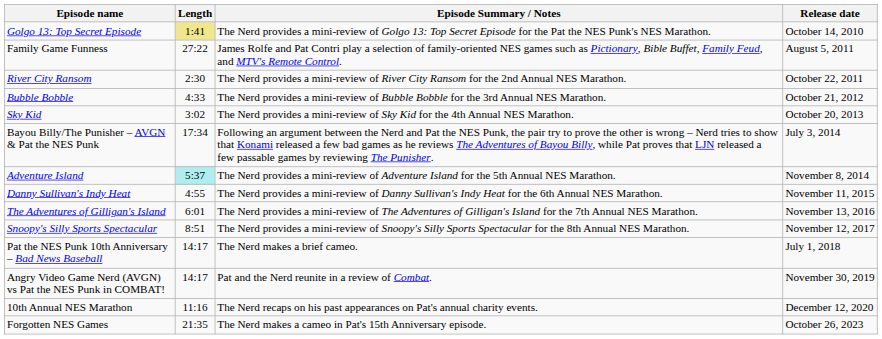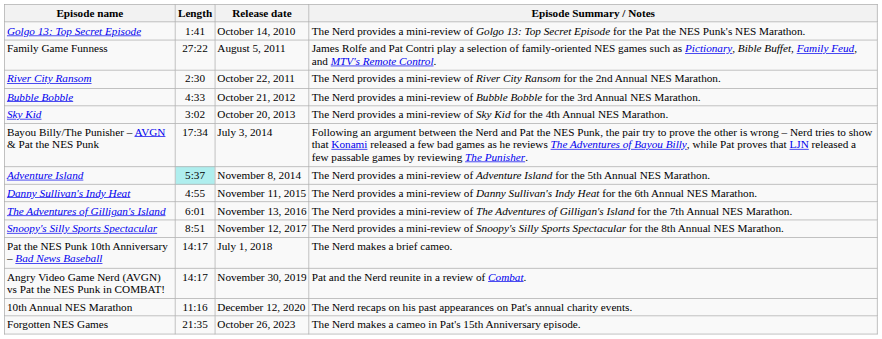columns swapped: (830, 13) <-> (499, 13)
(195, 31) khaki background -> (195, 31) no background
